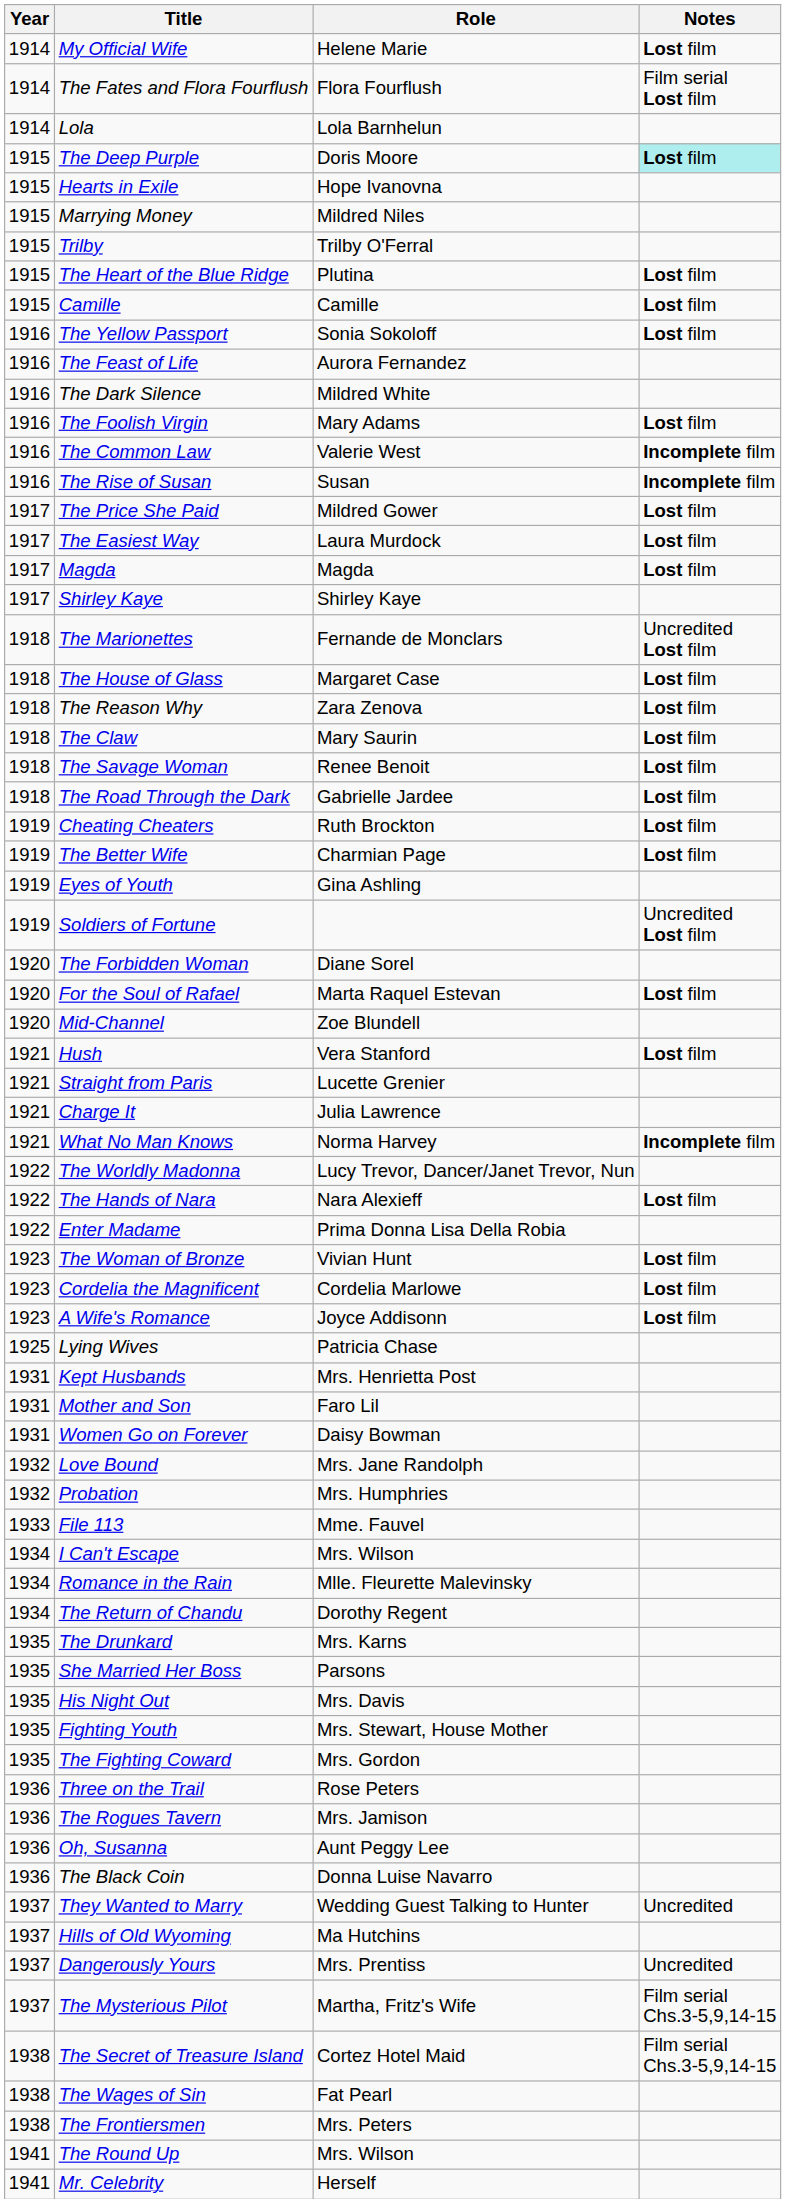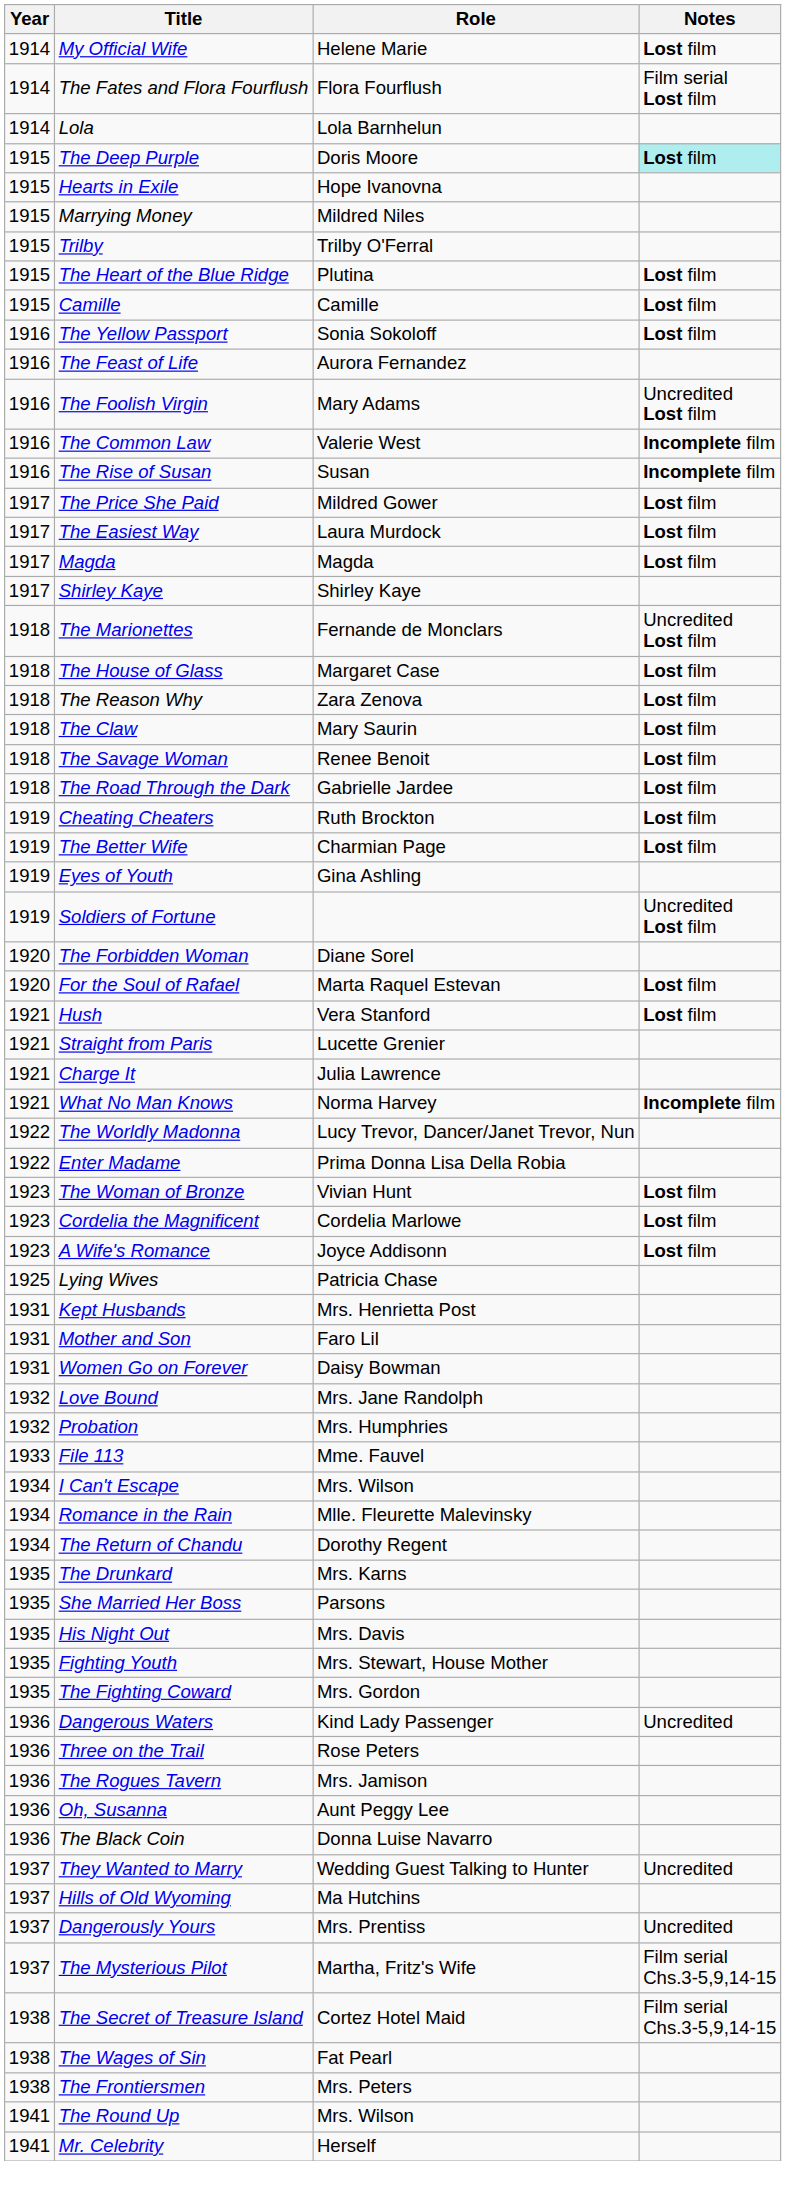- row: (130, 393)
(680, 422) Lost film -> (688, 403) Uncredited Lost film
- row: (111, 1023)
- row: (137, 1200)
+ row: (136, 1721)
